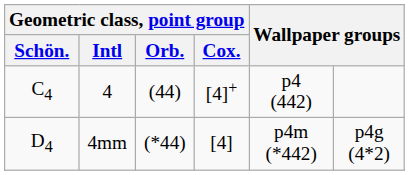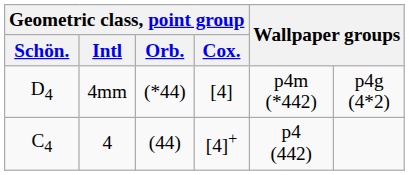rows swapped: (107, 91) <-> (107, 143)
